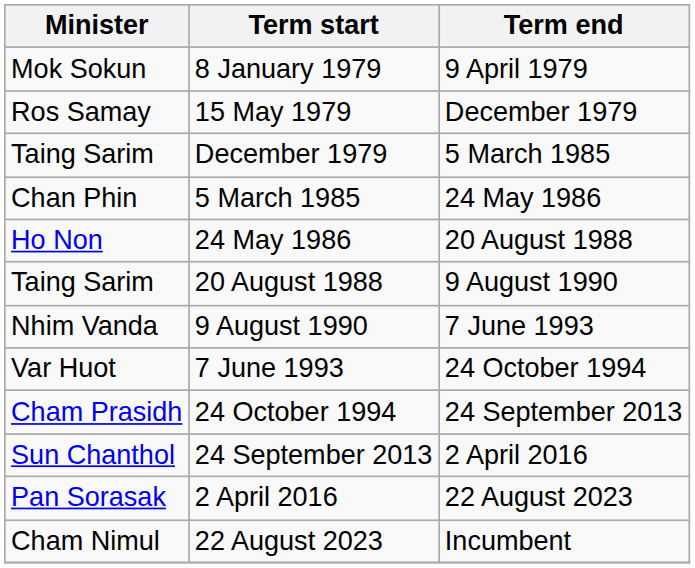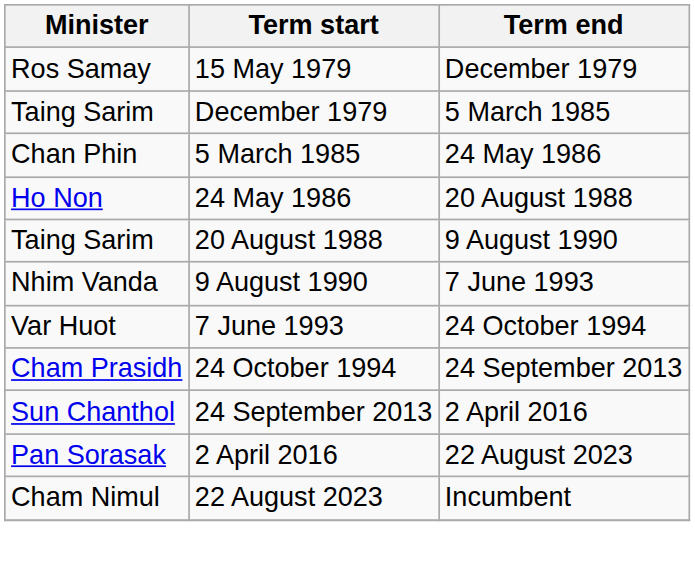- row: (288, 68)
